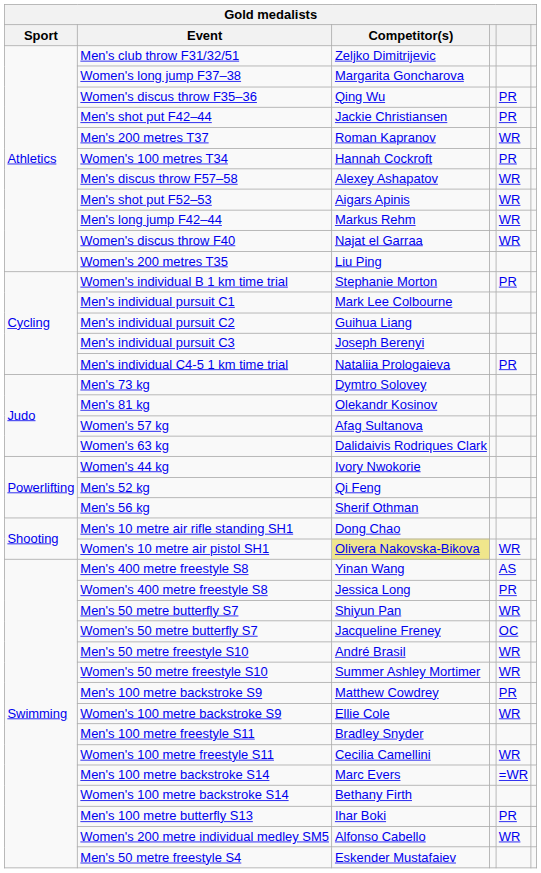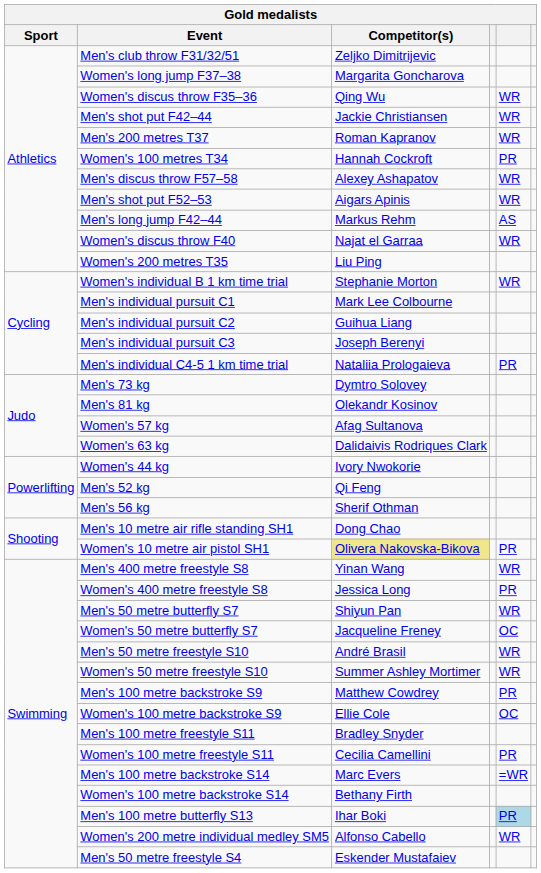(508, 96) PR -> (510, 96) WR
(508, 117) PR -> (510, 117) WR
(510, 220) WR -> (507, 220) AS
(508, 281) PR -> (510, 281) WR
(510, 549) WR -> (508, 549) PR
(507, 569) AS -> (510, 569) WR
(510, 713) WR -> (509, 713) OC
(510, 754) WR -> (508, 754) PR
(508, 816) no background -> (508, 816) lightblue background
